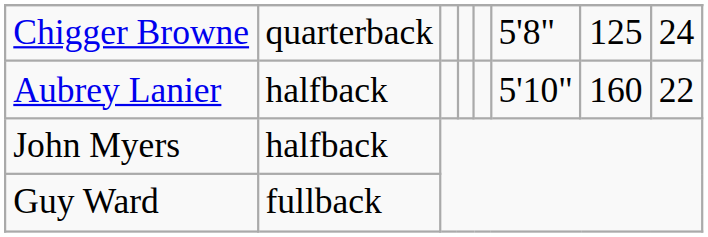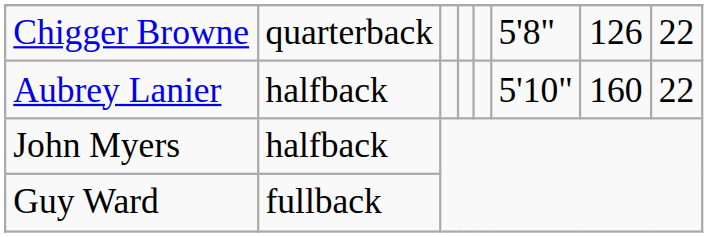(616, 32) 125 -> (616, 32) 126
(677, 32) 24 -> (677, 32) 22
